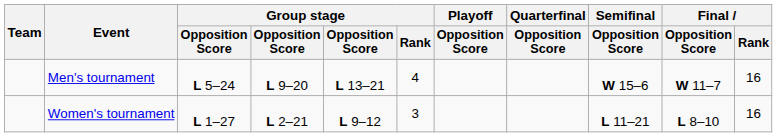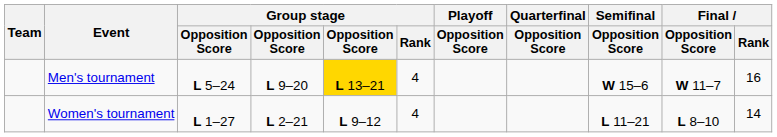(360, 85) no background -> (360, 85) gold background
(415, 114) 3 -> (415, 114) 4
(754, 114) 16 -> (754, 114) 14
